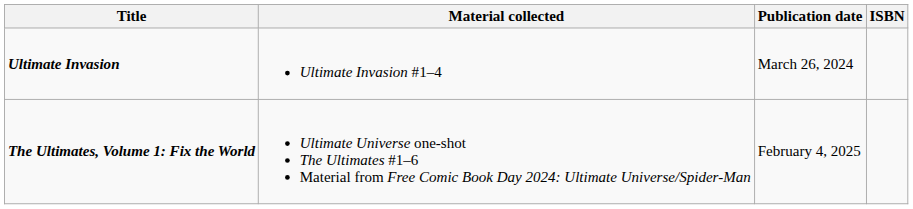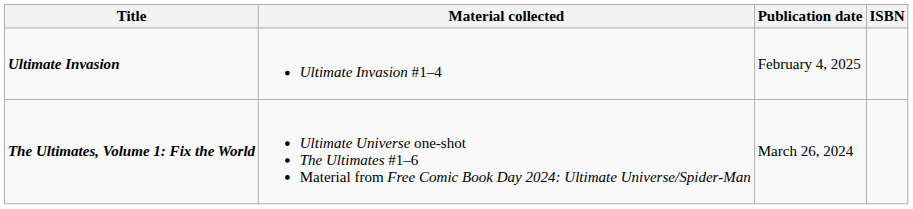(805, 63) March 26, 2024 -> (809, 63) February 4, 2025
(809, 151) February 4, 2025 -> (805, 151) March 26, 2024
